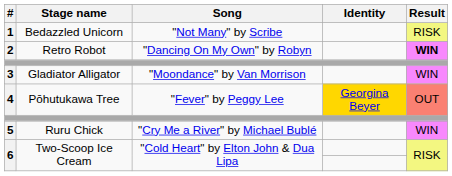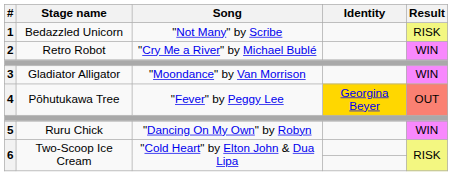(227, 50) "Dancing On My Own" by Robyn -> (227, 50) "Cry Me a River" by Michael Bublé
(427, 50) bold -> (427, 50) normal
(227, 130) "Cry Me a River" by Michael Bublé -> (227, 130) "Dancing On My Own" by Robyn
